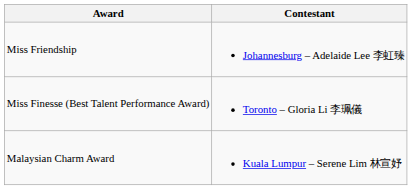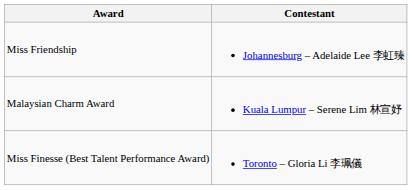rows swapped: (108, 103) <-> (61, 158)
